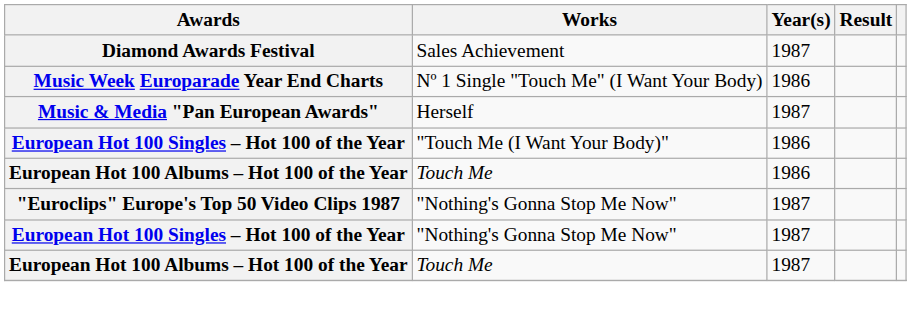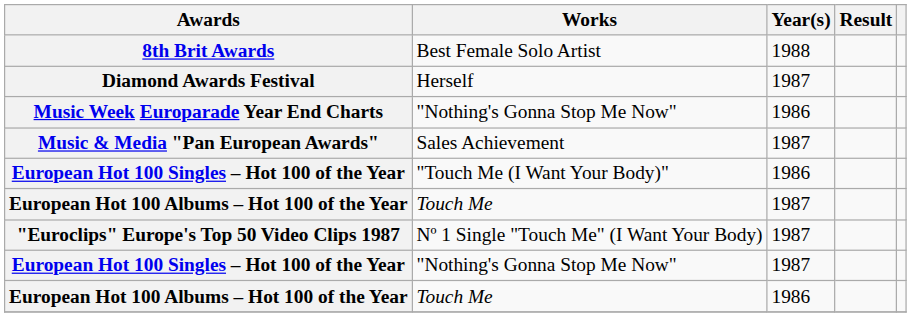+ row: (208, 50)
(490, 50) Sales Achievement -> (445, 81) Herself
(590, 81) Nº 1 Single "Touch Me" (I Want Your Body) -> (547, 111) "Nothing's Gonna Stop Me Now"
(445, 111) Herself -> (490, 142) Sales Achievement
rows swapped: (208, 173) <-> (208, 265)
(547, 204) "Nothing's Gonna Stop Me Now" -> (590, 234) Nº 1 Single "Touch Me" (I Want Your Body)
